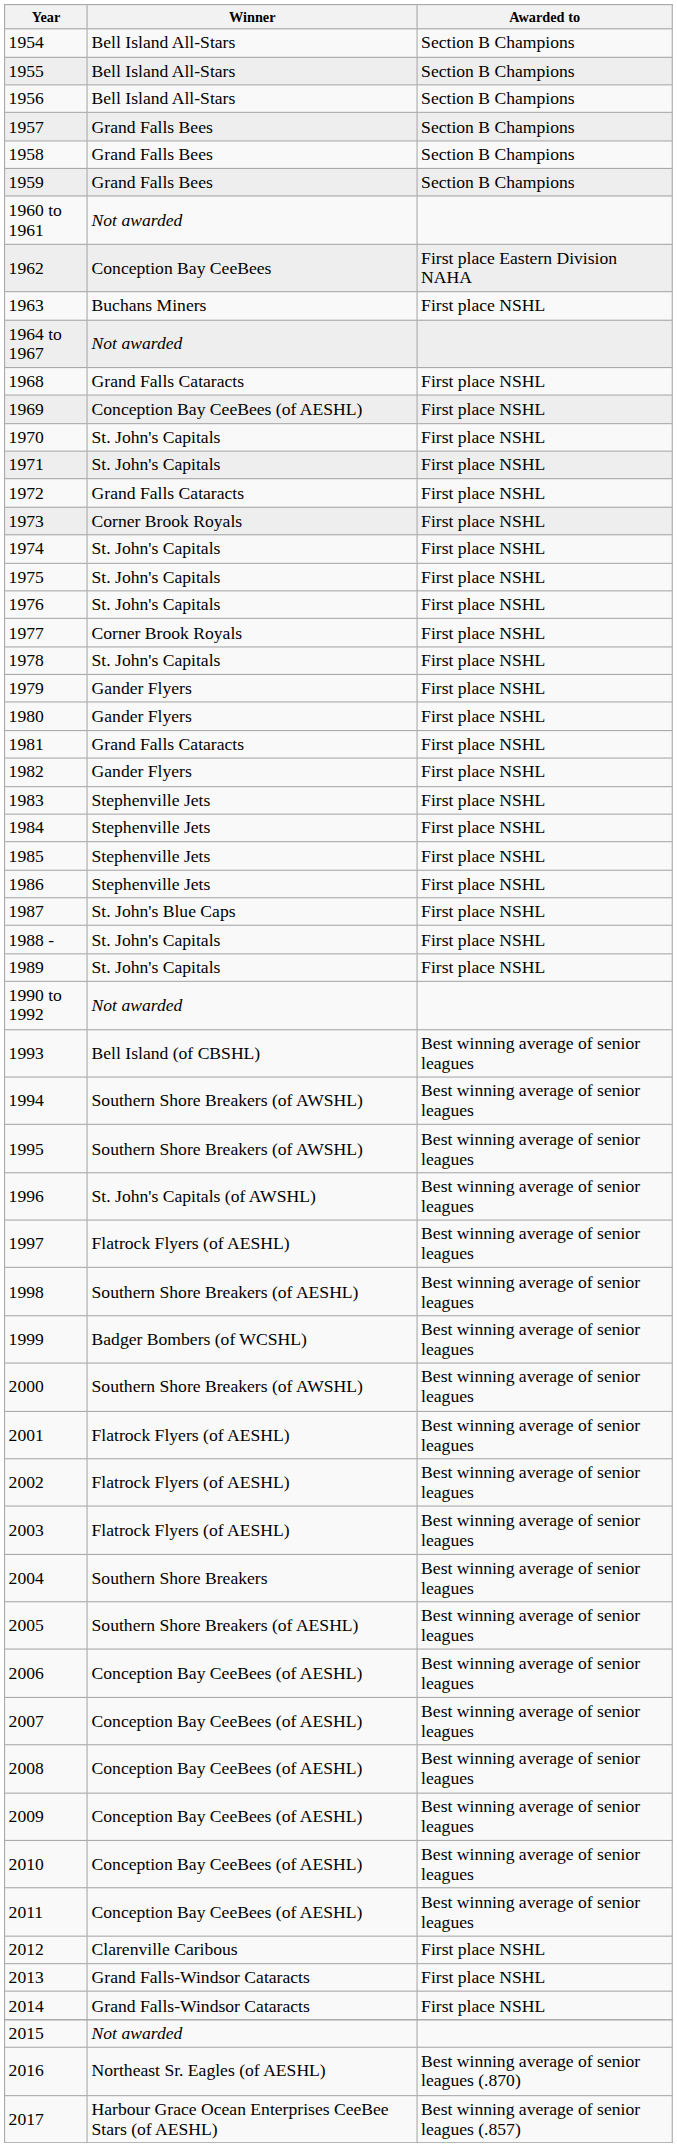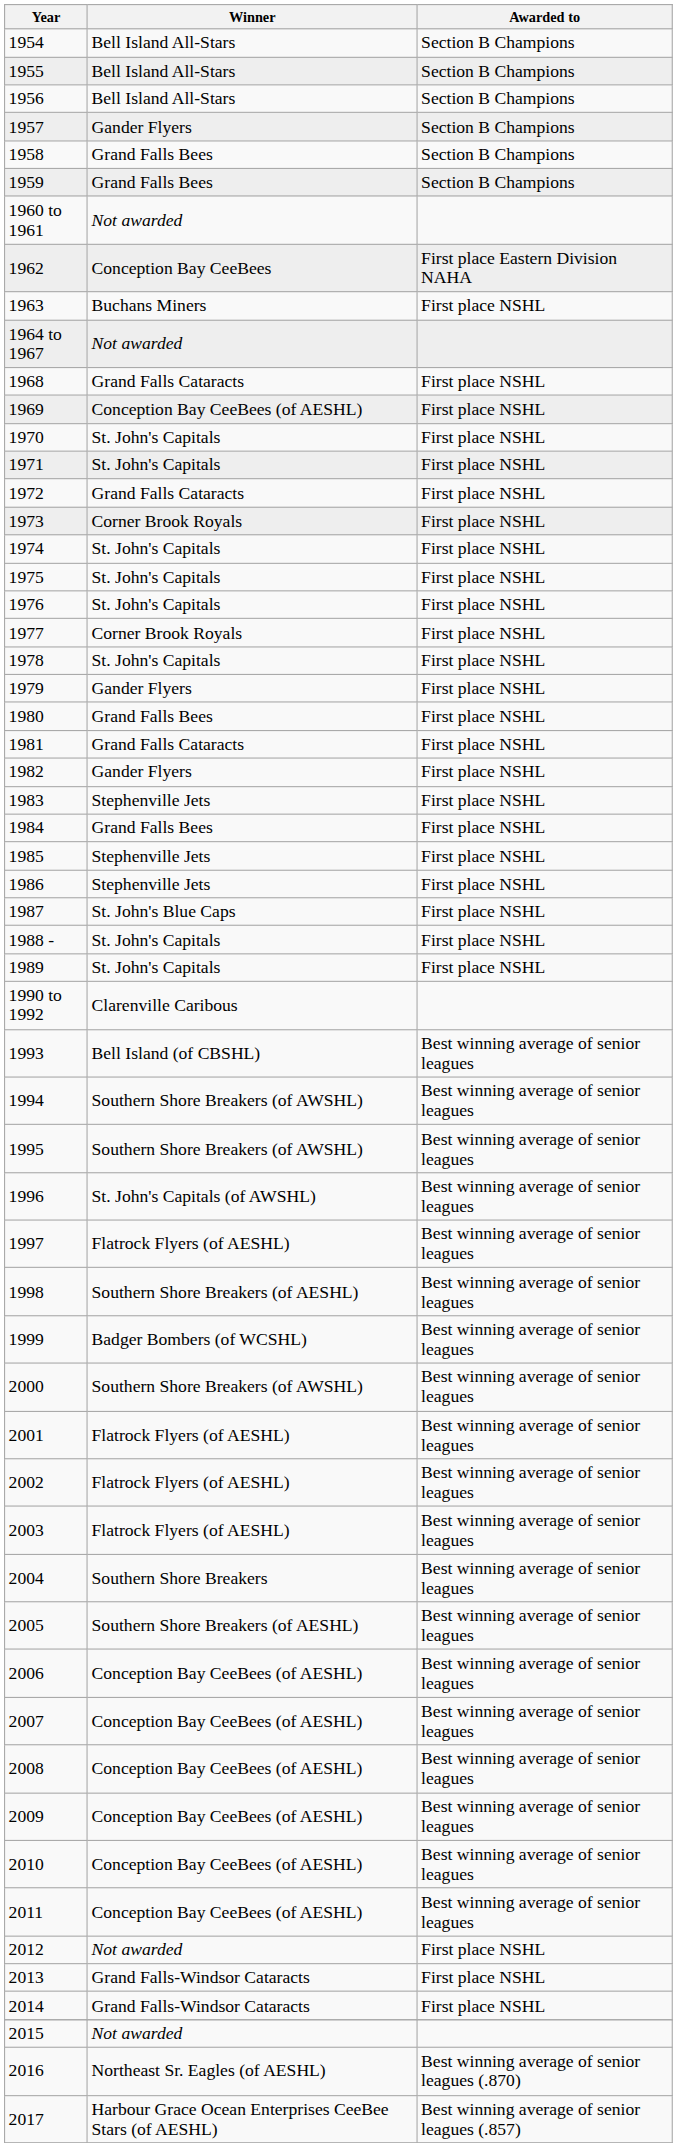(152, 126) Grand Falls Bees -> (142, 126) Gander Flyers
(142, 716) Gander Flyers -> (152, 716) Grand Falls Bees
(151, 827) Stephenville Jets -> (152, 827) Grand Falls Bees
(137, 1005) Not awarded -> (165, 1005) Clarenville Caribous
(165, 1949) Clarenville Caribous -> (137, 1949) Not awarded
